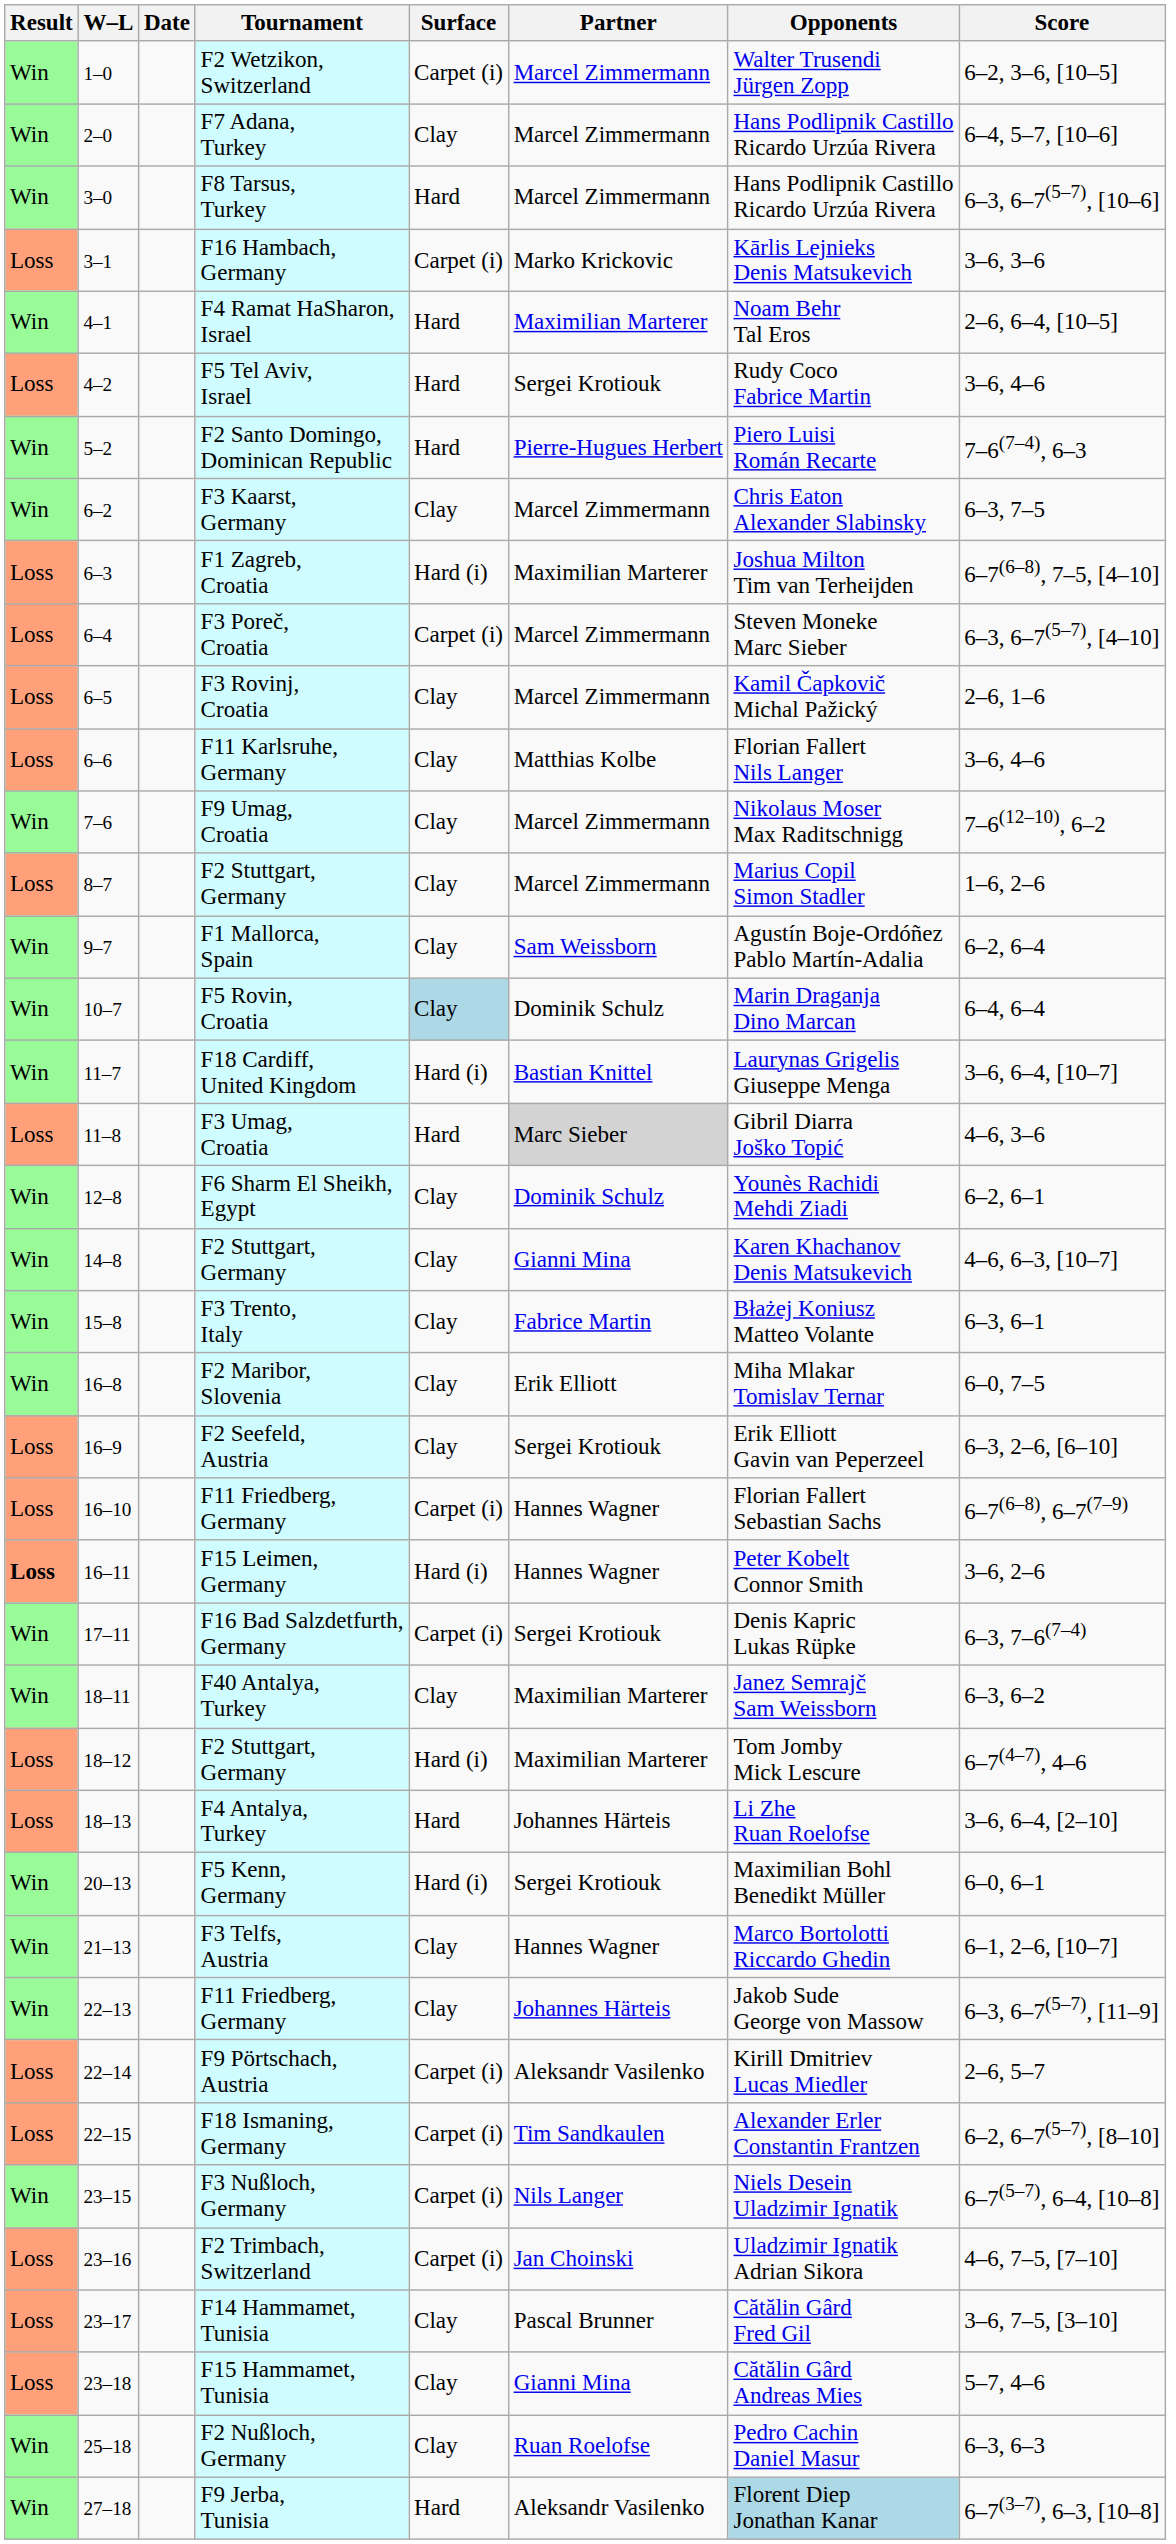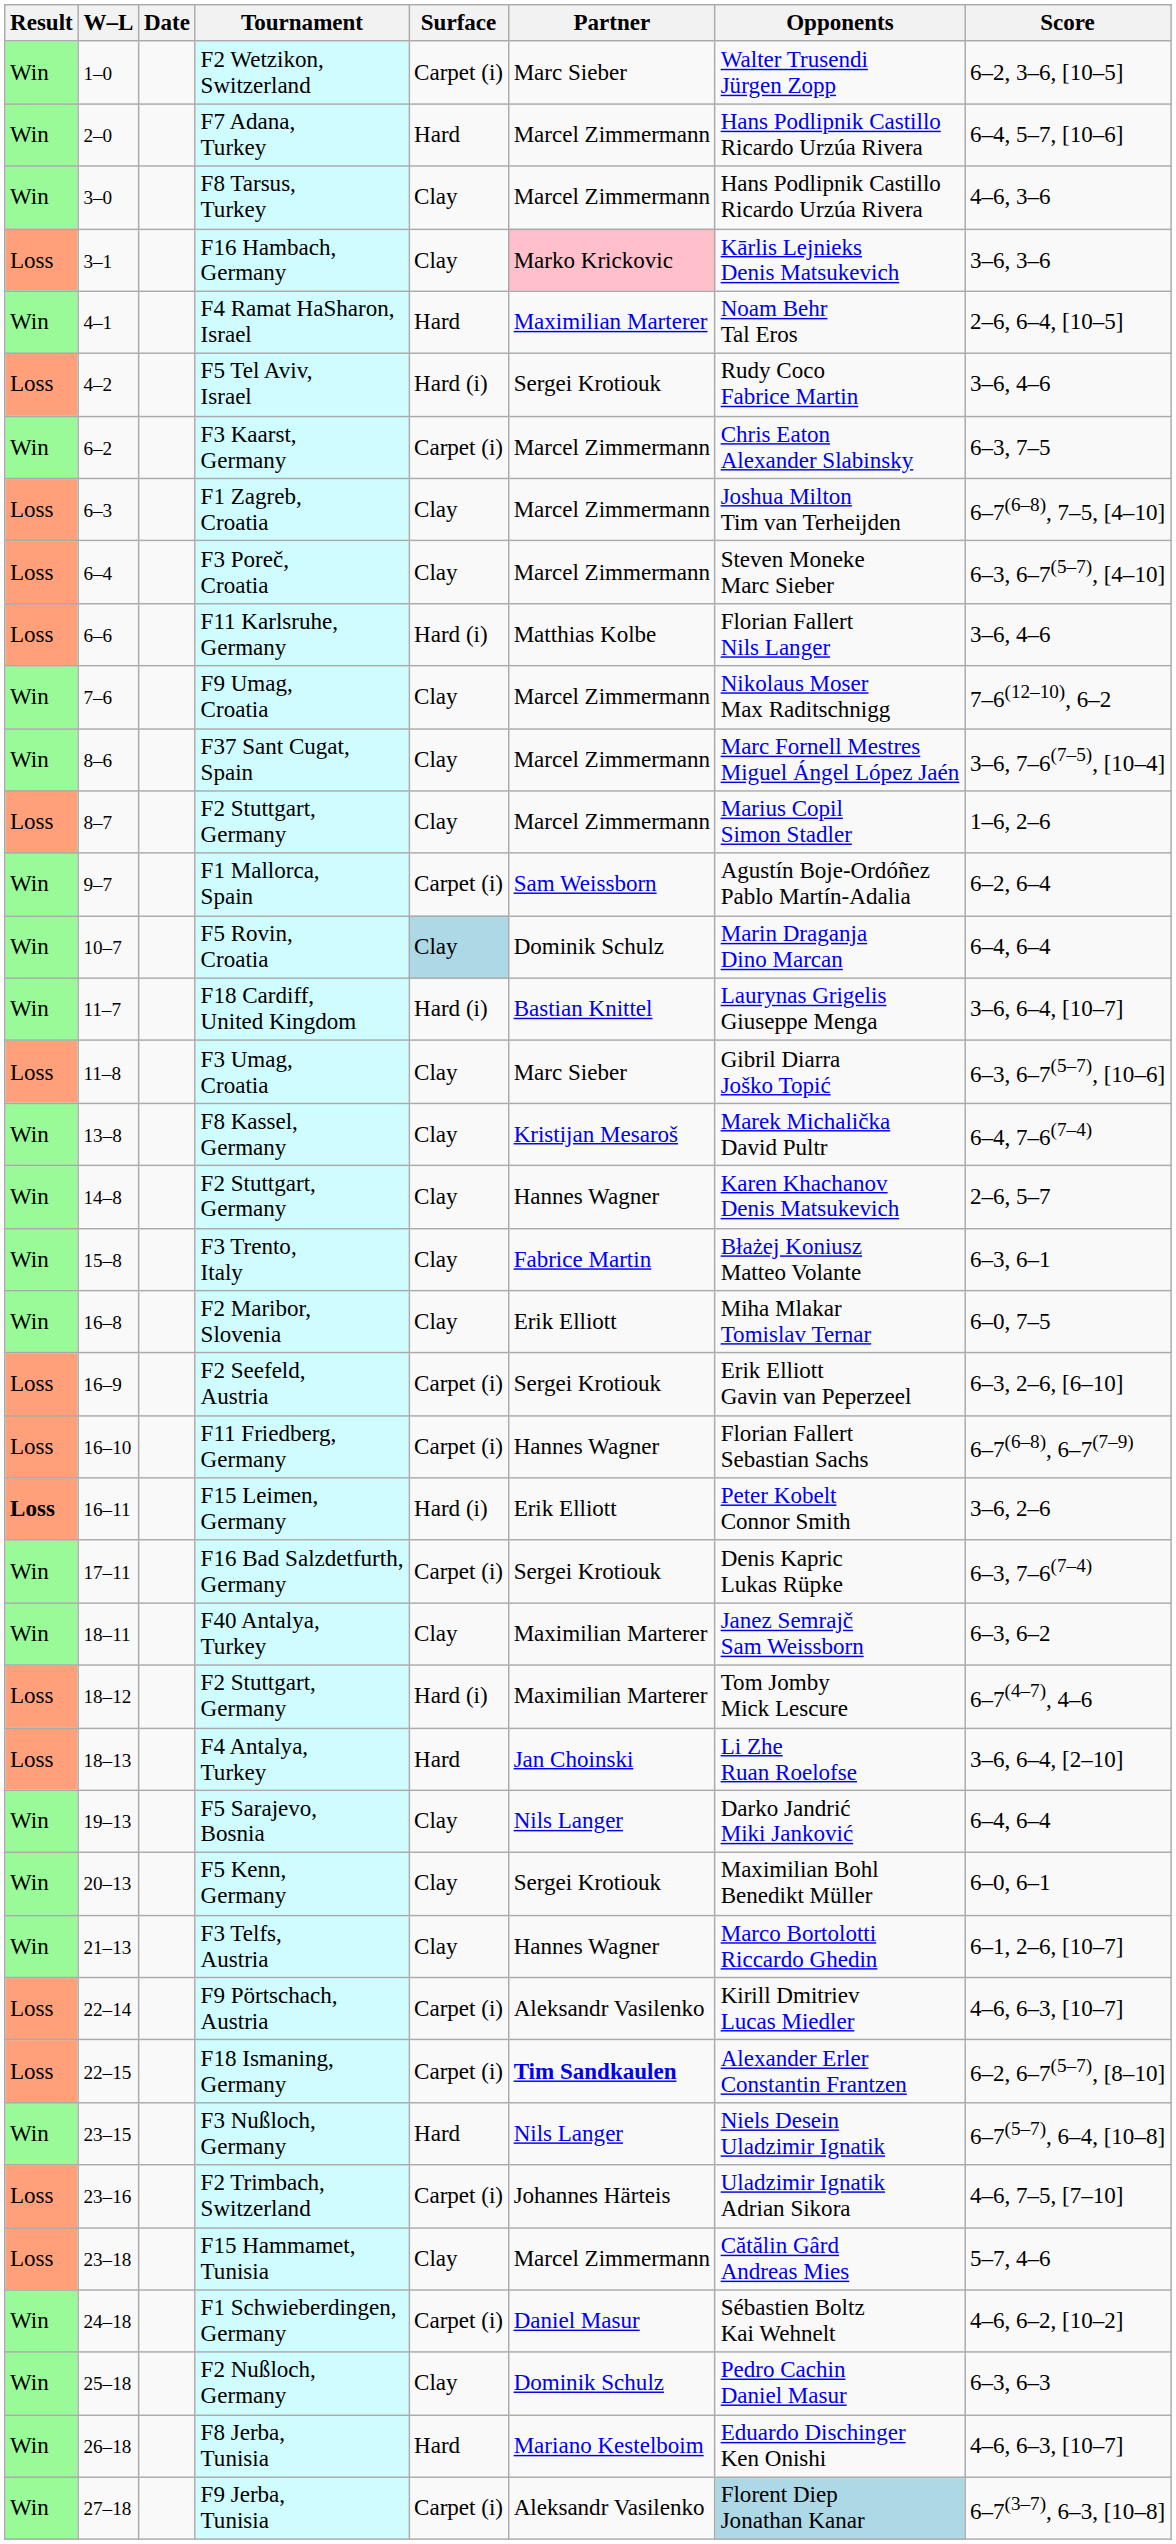(612, 72) Marcel Zimmermann -> (570, 72) Marc Sieber
(436, 134) Clay -> (437, 134) Hard
(437, 197) Hard -> (436, 197) Clay
(1062, 197) 6–3, 6–7(5–7), [10–6] -> (1010, 197) 4–6, 3–6
(459, 259) Carpet (i) -> (436, 259) Clay
(593, 259) no background -> (593, 259) pink background
(437, 384) Hard -> (451, 384) Hard (i)
- row: (98, 448)
(436, 509) Clay -> (459, 447) Carpet (i)
(451, 571) Hard (i) -> (436, 509) Clay
(611, 571) Maximilian Marterer -> (612, 509) Marcel Zimmermann
(459, 634) Carpet (i) -> (436, 571) Clay
- row: (98, 698)
(436, 759) Clay -> (451, 634) Hard (i)
+ row: (98, 760)
(436, 946) Clay -> (459, 884) Carpet (i)
(437, 1134) Hard -> (436, 1071) Clay
(570, 1134) lightgrey background -> (570, 1071) no background
(1005, 1134) 4–6, 3–6 -> (1068, 1071) 6–3, 6–7(5–7), [10–6]
- row: (103, 1197)
+ row: (103, 1135)
(572, 1259) Gianni Mina -> (586, 1196) Hannes Wagner
(1041, 1259) 4–6, 6–3, [10–7] -> (1010, 1196) 2–6, 5–7
(436, 1446) Clay -> (459, 1383) Carpet (i)
(586, 1571) Hannes Wagner -> (565, 1508) Erik Elliott
(592, 1821) Johannes Härteis -> (573, 1758) Jan Choinski
+ row: (107, 1822)
(451, 1883) Hard (i) -> (436, 1883) Clay
- row: (107, 2009)
(1005, 2070) 2–6, 5–7 -> (1047, 2008) 4–6, 6–3, [10–7]
(589, 2133) normal -> (595, 2070) bold
(459, 2195) Carpet (i) -> (437, 2133) Hard
(573, 2258) Jan Choinski -> (592, 2195) Johannes Härteis
- row: (107, 2322)
(572, 2383) Gianni Mina -> (612, 2258) Marcel Zimmermann
+ row: (107, 2322)
(582, 2445) Ruan Roelofse -> (589, 2383) Dominik Schulz
+ row: (107, 2447)
(437, 2508) Hard -> (459, 2508) Carpet (i)
